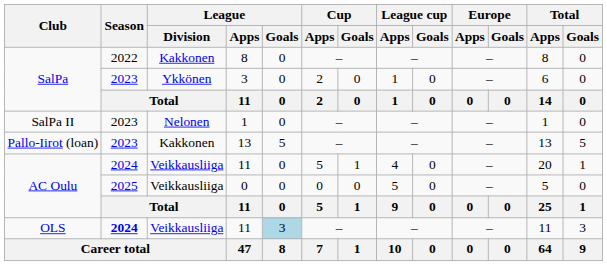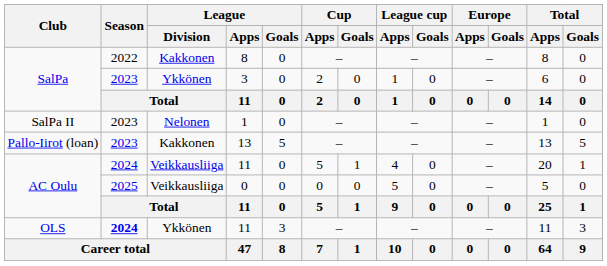(187, 228) Veikkausliiga -> (187, 228) Ykkönen
(282, 228) lightblue background -> (282, 228) no background
